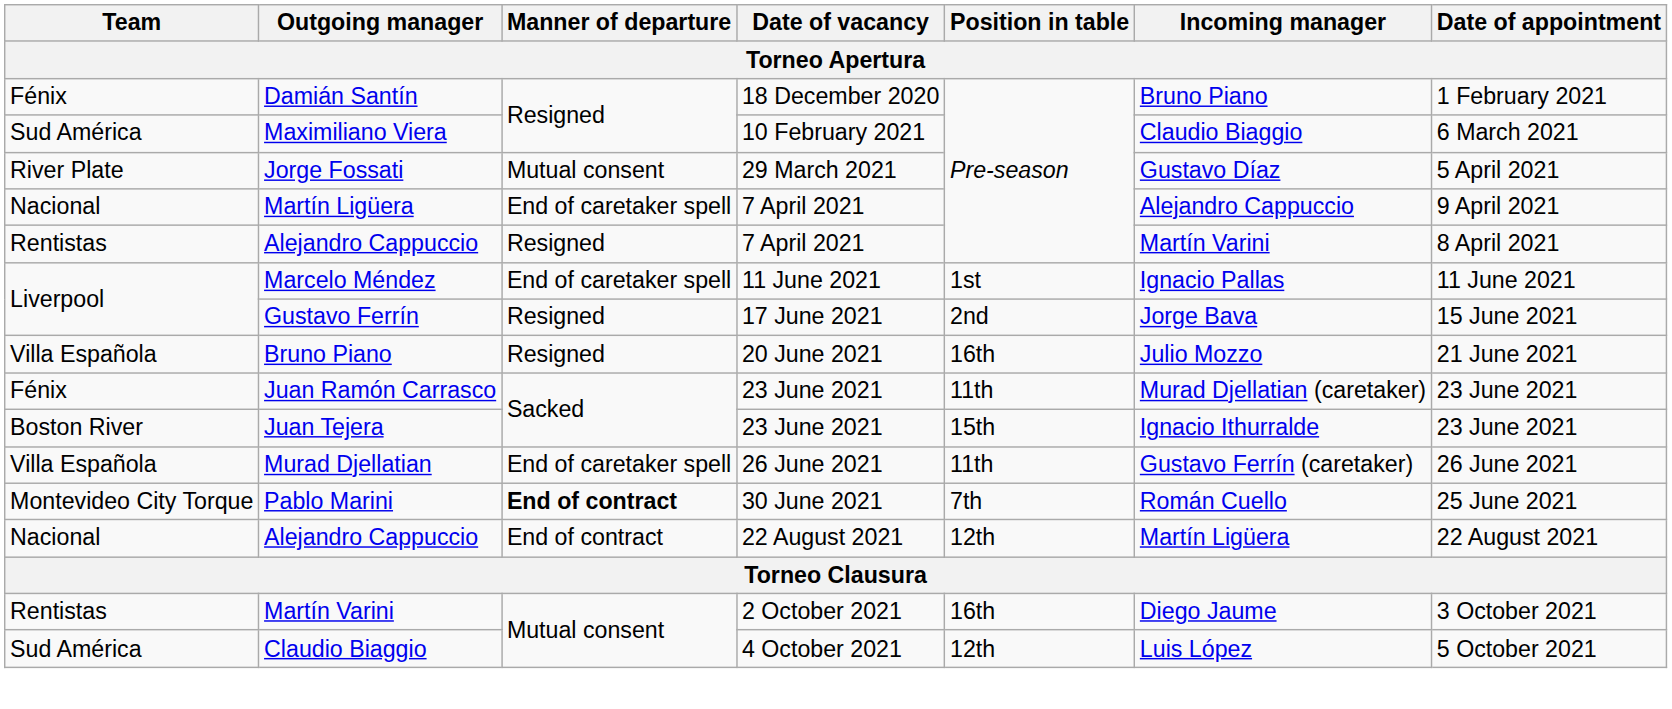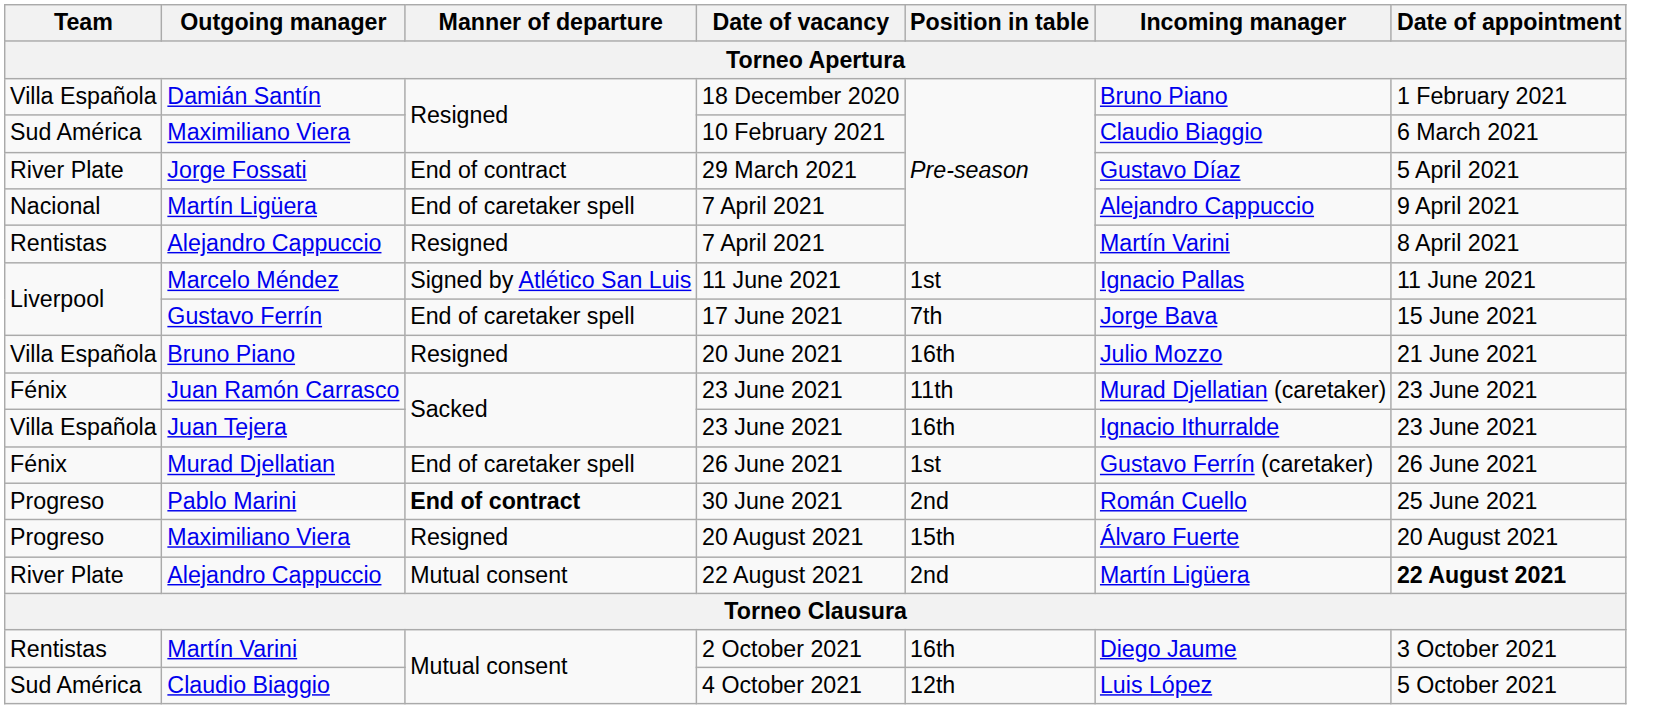(38, 96) Fénix -> (83, 96) Villa Española
(586, 170) Mutual consent -> (488, 170) End of contract
(619, 280) End of caretaker spell -> (551, 280) Signed by Atlético San Luis
(556, 317) Resigned -> (522, 317) End of caretaker spell
(969, 317) 2nd -> (926, 317) 7th
(76, 427) Boston River -> (83, 427) Villa Española
(973, 427) 15th -> (933, 427) 16th
(83, 464) Villa Española -> (38, 464) Fénix
(972, 464) 11th -> (926, 464) 1st
(132, 501) Montevideo City Torque -> (57, 501) Progreso
(966, 501) 7th -> (929, 501) 2nd
+ row: (259, 538)
(55, 538) Nacional -> (67, 574) River Plate
(585, 538) End of contract -> (489, 574) Mutual consent
(973, 538) 12th -> (929, 574) 2nd
(1517, 538) normal -> (1482, 574) bold
